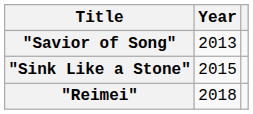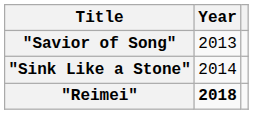(218, 70) 2015 -> (218, 70) 2014
(218, 96) normal -> (218, 96) bold
